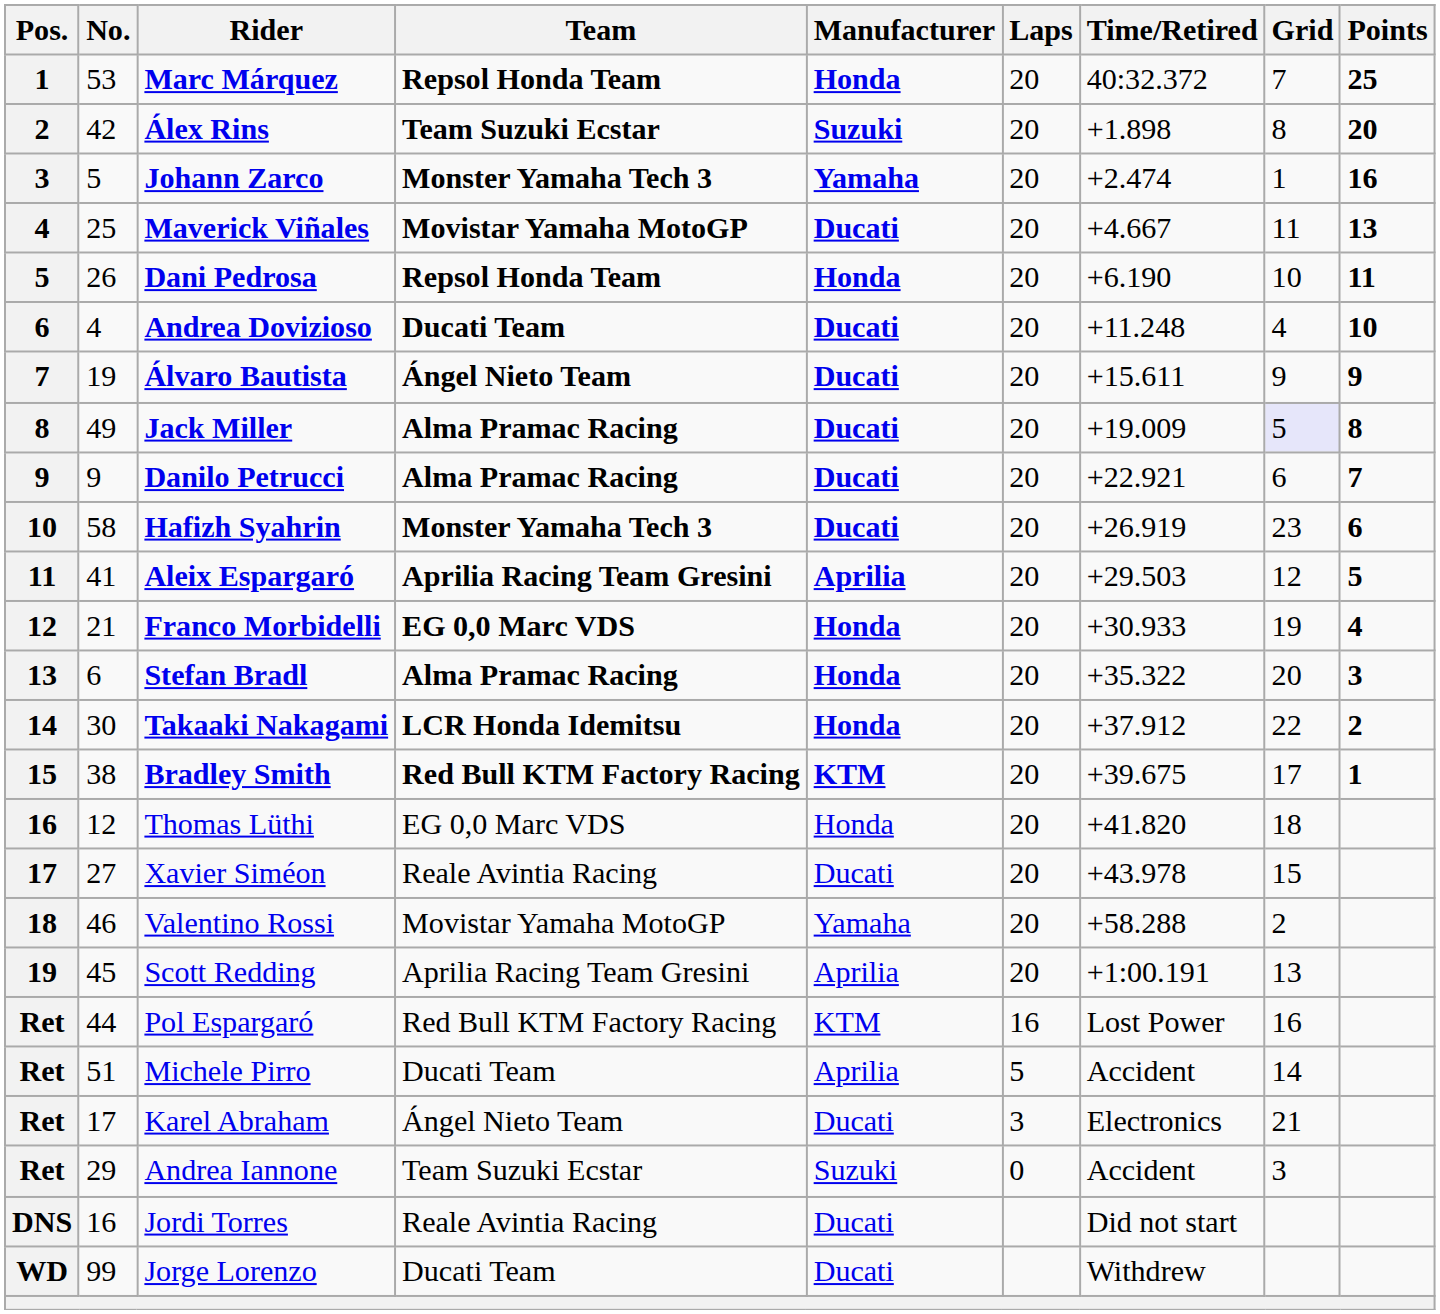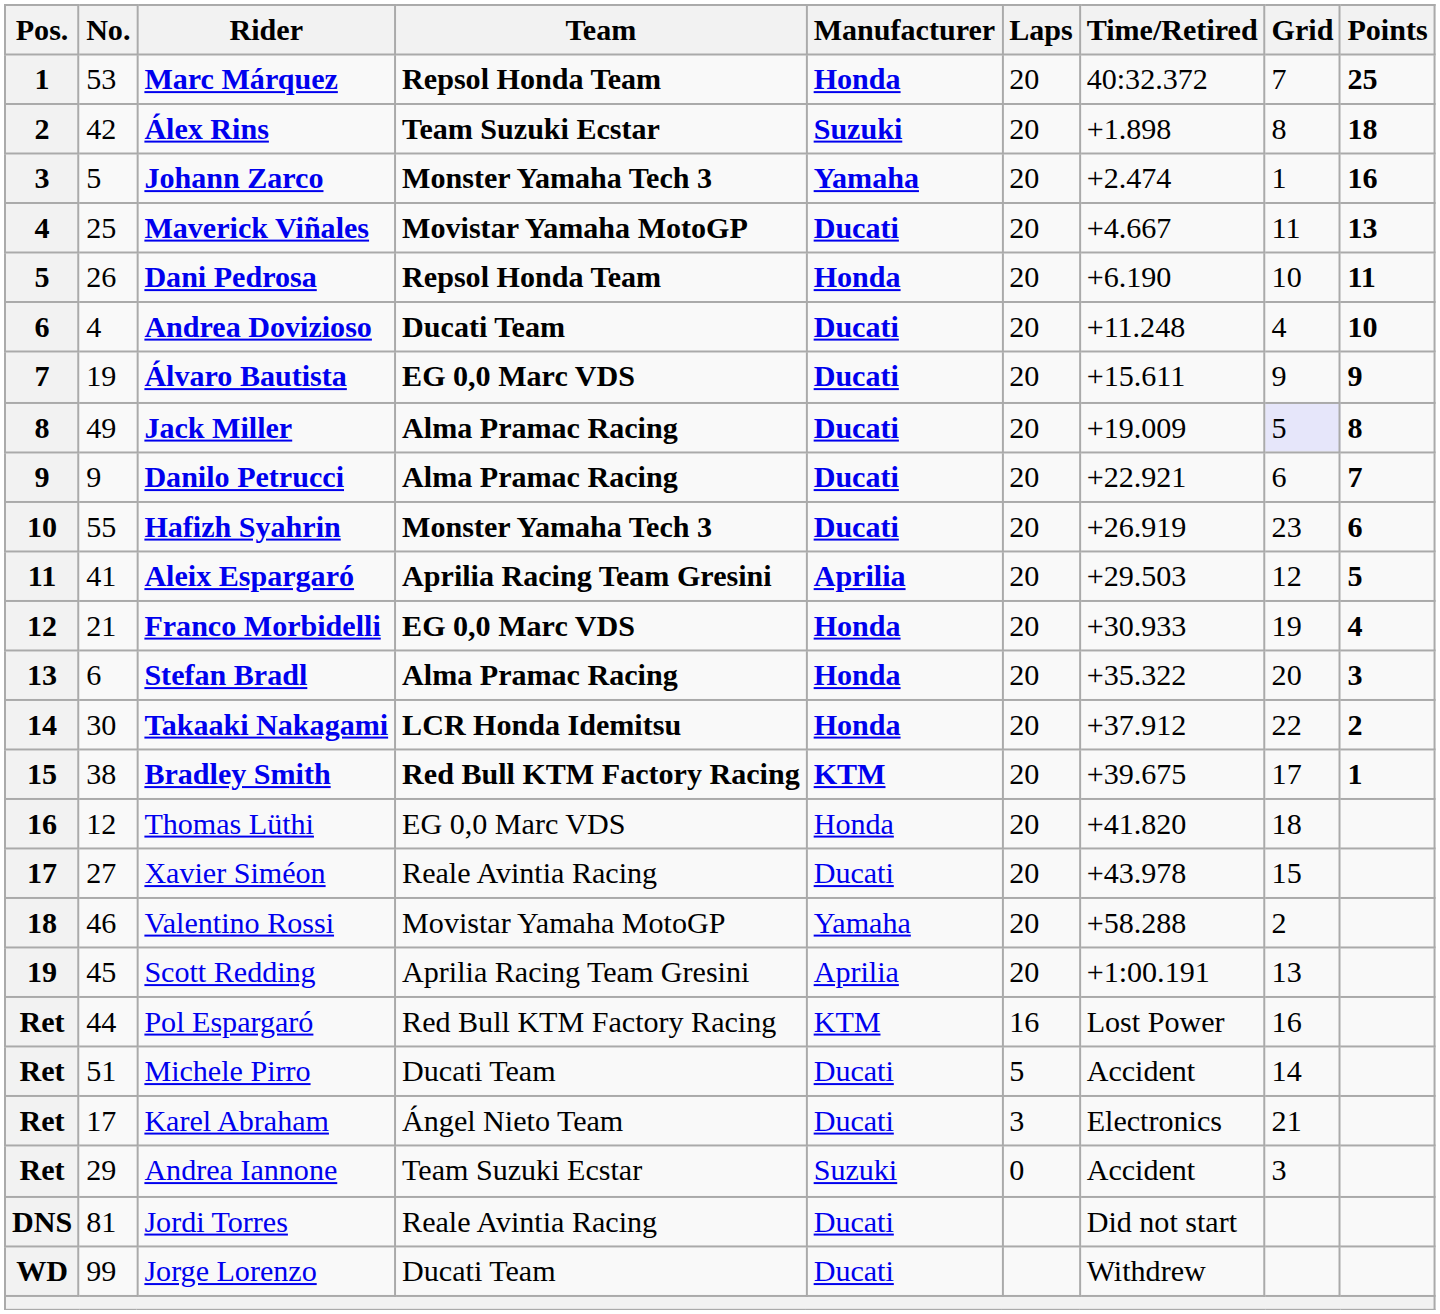(1362, 128) 20 -> (1362, 128) 18
(517, 376) Ángel Nieto Team -> (518, 376) EG 0,0 Marc VDS
(101, 525) 58 -> (101, 525) 55
(856, 1071) Aprilia -> (854, 1071) Ducati
(101, 1220) 16 -> (101, 1220) 81
